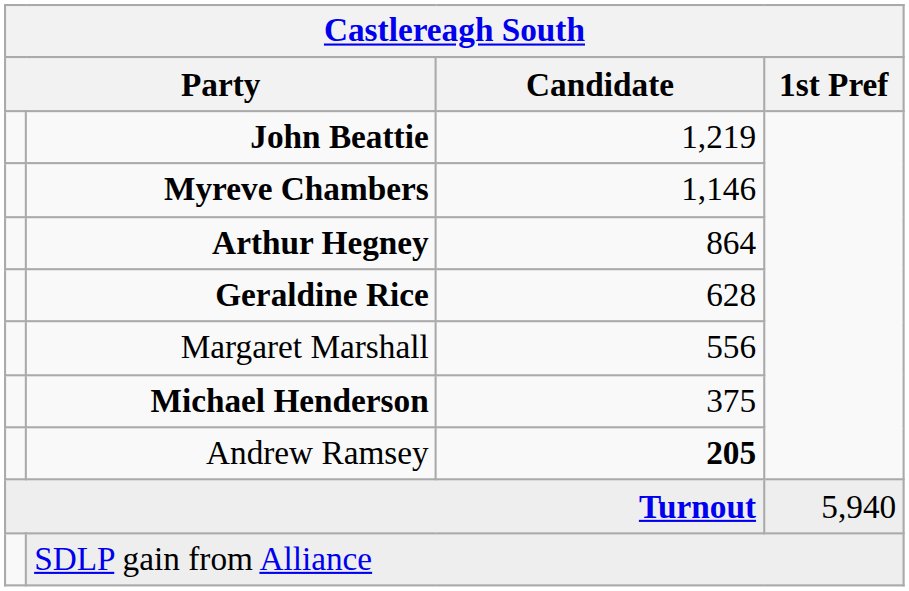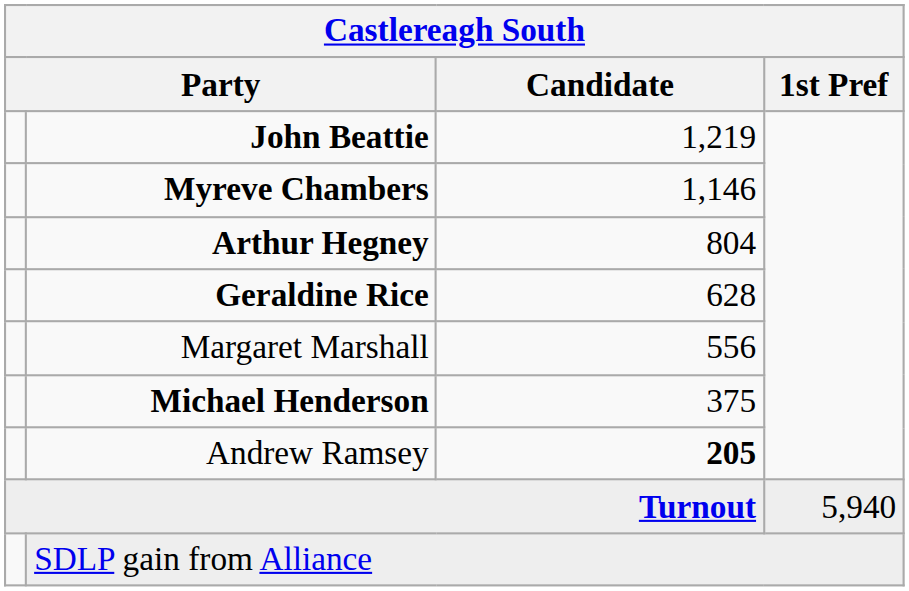(731, 242) 864 -> (731, 242) 804
